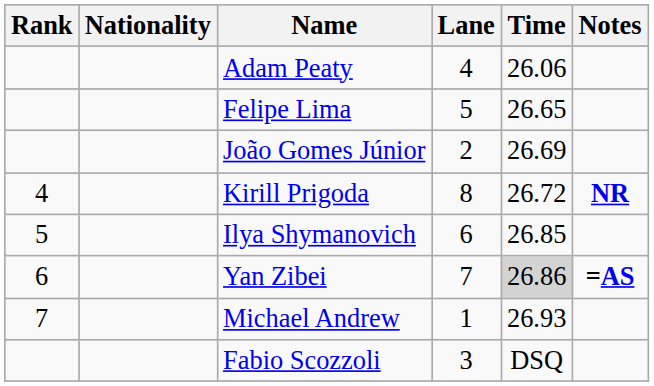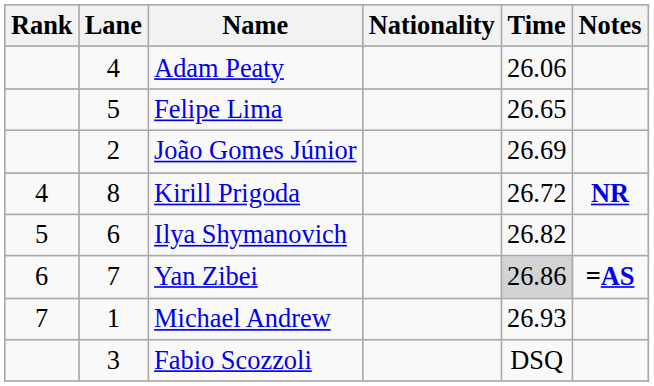columns swapped: (466, 25) <-> (148, 25)
(537, 234) 26.85 -> (537, 234) 26.82
